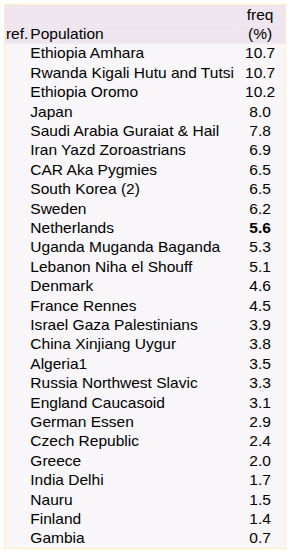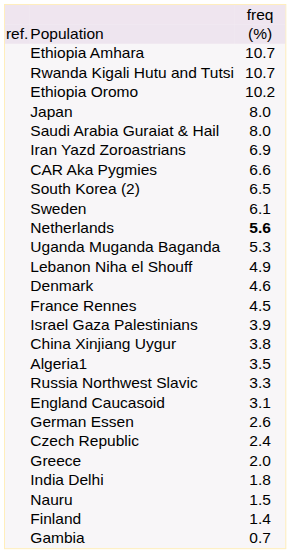(260, 131) 7.8 -> (260, 131) 8.0
(260, 169) 6.5 -> (260, 169) 6.6
(260, 208) 6.2 -> (260, 208) 6.1
(260, 266) 5.1 -> (260, 266) 4.9
(260, 422) 2.9 -> (260, 422) 2.6
(260, 480) 1.7 -> (260, 480) 1.8
